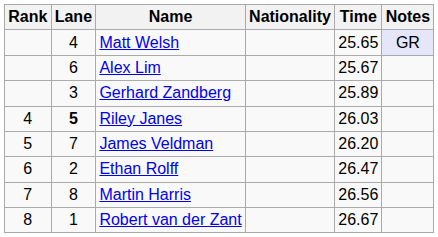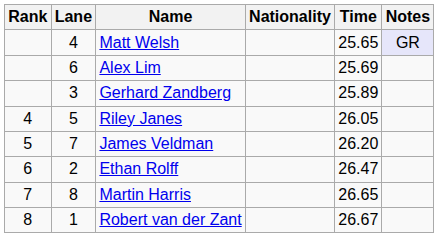(358, 67) 25.67 -> (358, 67) 25.69
(73, 118) bold -> (73, 118) normal
(358, 118) 26.03 -> (358, 118) 26.05
(358, 194) 26.56 -> (358, 194) 26.65
